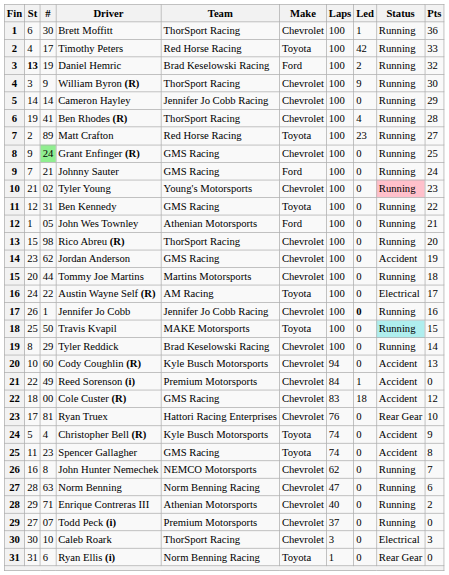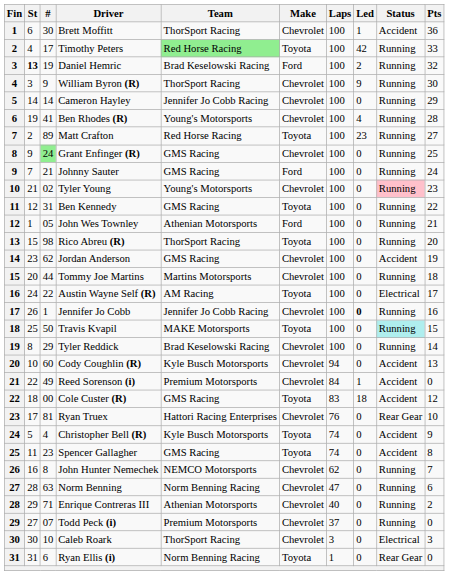(397, 31) Running -> (398, 31) Accident
(203, 48) no background -> (203, 48) lightgreen background
(202, 118) ThorSport Racing -> (208, 118) Young's Motorsports
(303, 241) Chevrolet -> (297, 241) Toyota
(303, 399) Chevrolet -> (297, 399) Toyota
